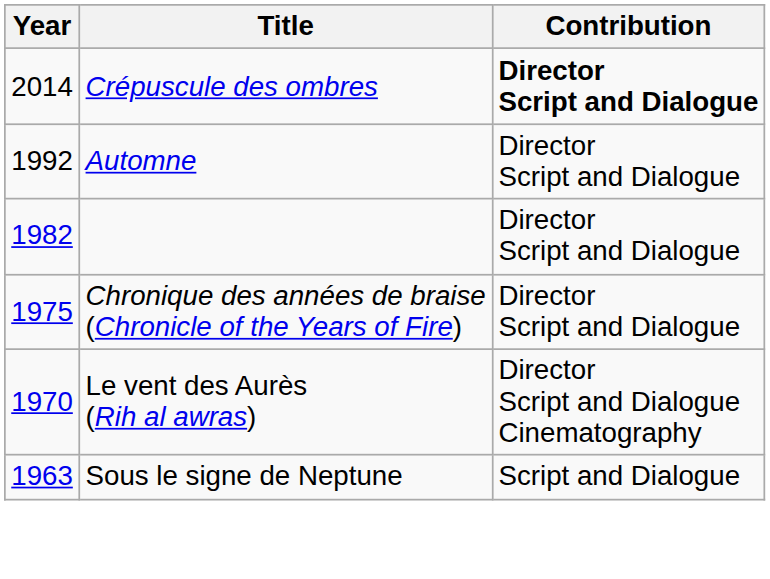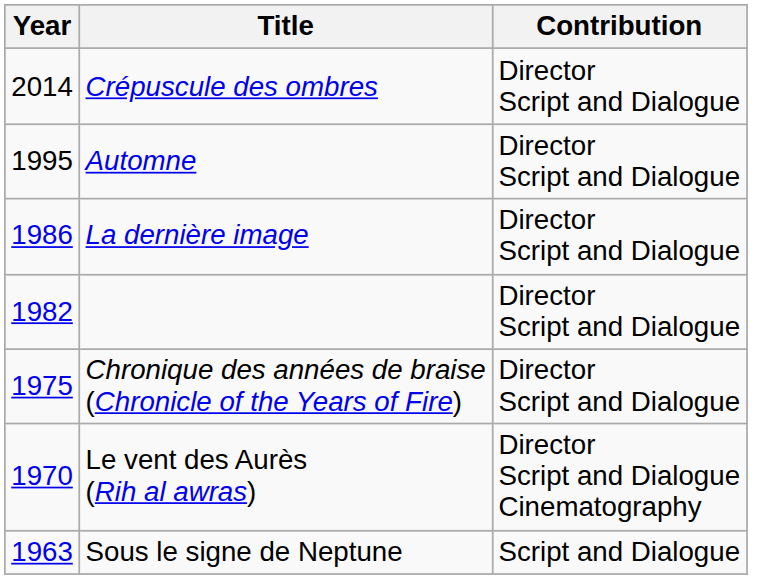(628, 85) bold -> (619, 85) normal
(42, 160) 1992 -> (42, 160) 1995
+ row: (197, 235)
